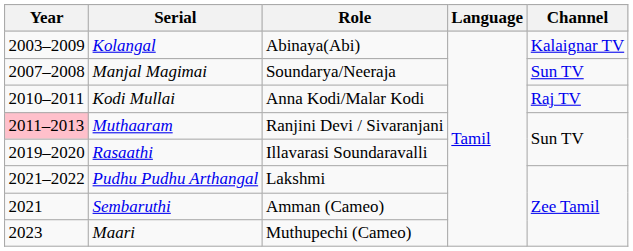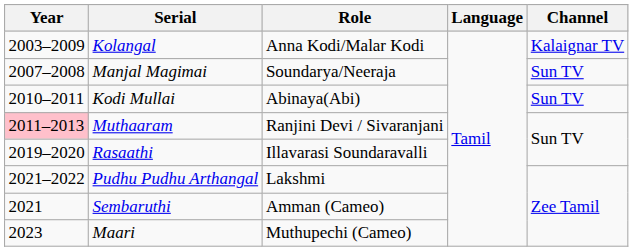(313, 44) Abinaya(Abi) -> (345, 44) Anna Kodi/Malar Kodi
(345, 98) Anna Kodi/Malar Kodi -> (313, 98) Abinaya(Abi)
(556, 98) Raj TV -> (557, 98) Sun TV
